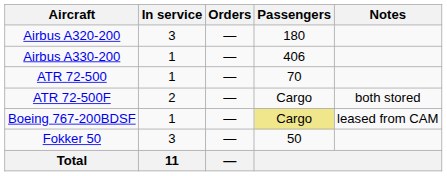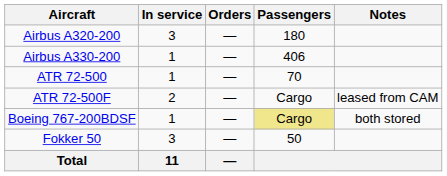(388, 98) both stored -> (388, 98) leased from CAM
(388, 118) leased from CAM -> (388, 118) both stored
